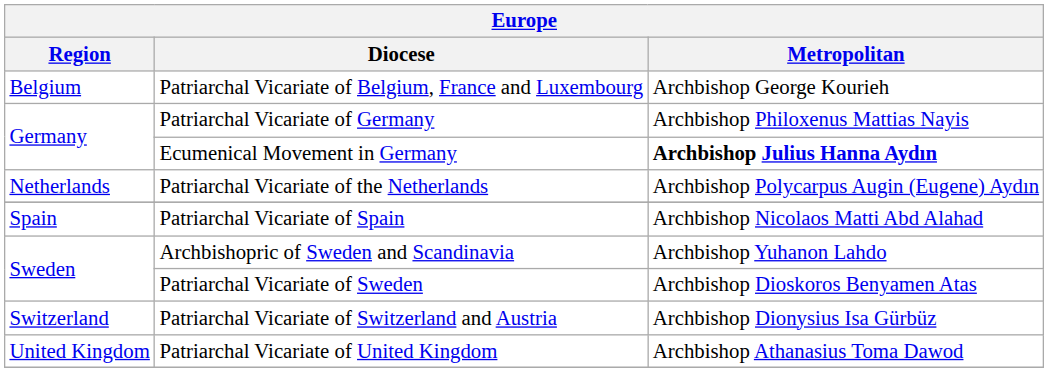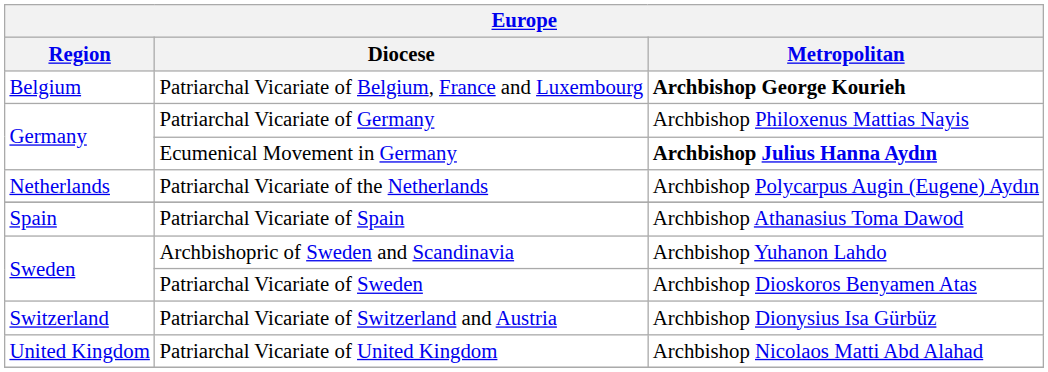(771, 86) normal -> (779, 86) bold
(818, 218) Archbishop Nicolaos Matti Abd Alahad -> (808, 218) Archbishop Athanasius Toma Dawod
(808, 350) Archbishop Athanasius Toma Dawod -> (818, 350) Archbishop Nicolaos Matti Abd Alahad
